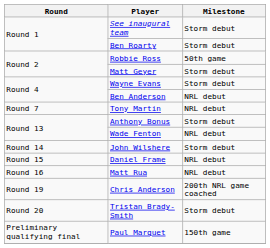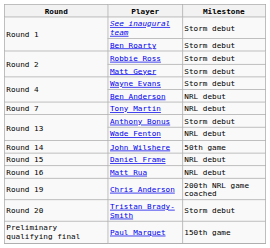(205, 58) 50th game -> (210, 58) Storm debut
(210, 147) Storm debut -> (205, 147) 50th game
